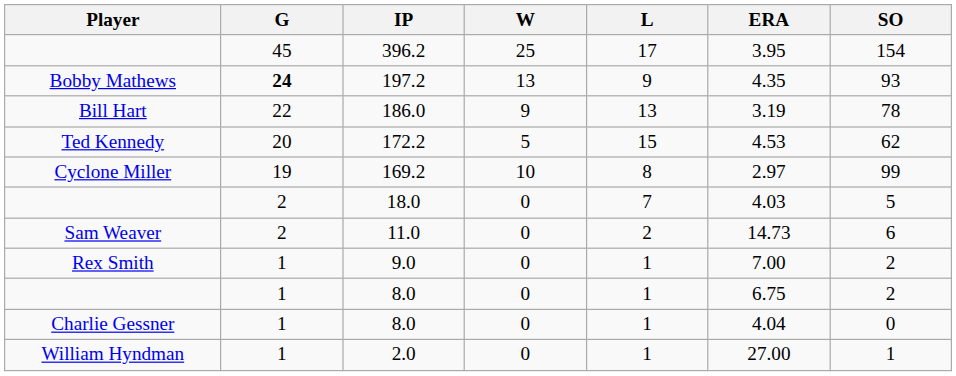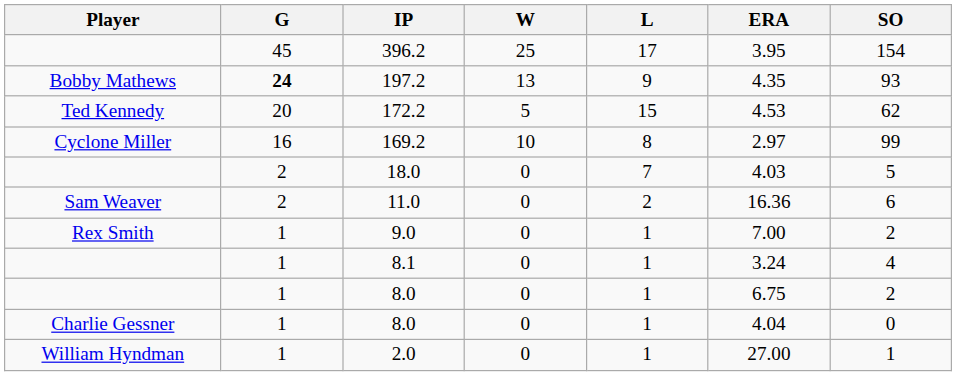- row: (113, 111)
(282, 171) 19 -> (282, 141) 16
(769, 232) 14.73 -> (769, 202) 16.36
+ row: (113, 263)
